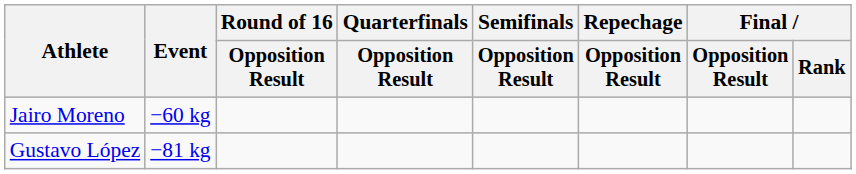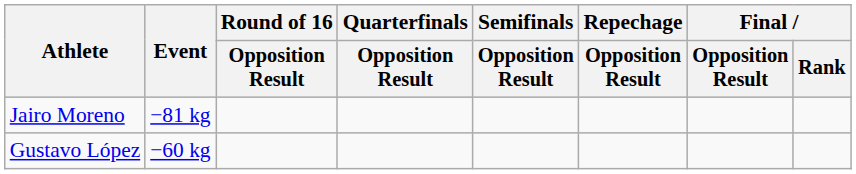(180, 115) −60 kg -> (180, 115) −81 kg
(180, 150) −81 kg -> (180, 150) −60 kg
